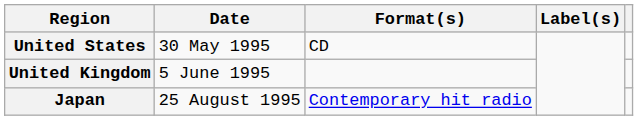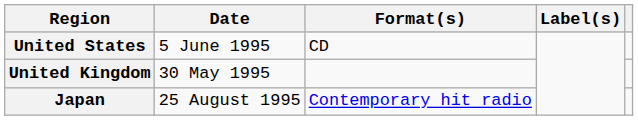(214, 46) 30 May 1995 -> (214, 46) 5 June 1995
(214, 74) 5 June 1995 -> (214, 74) 30 May 1995
